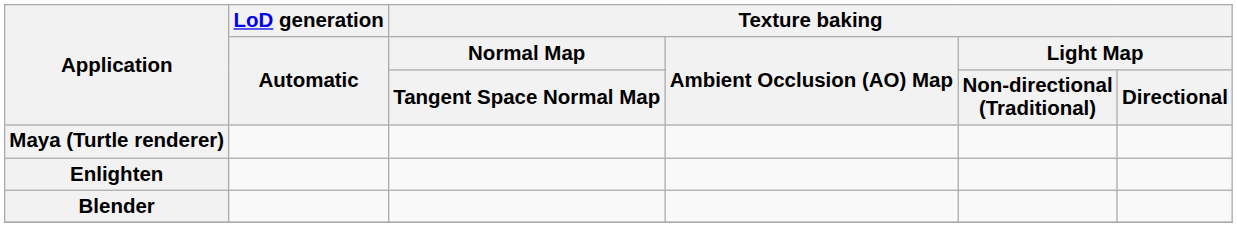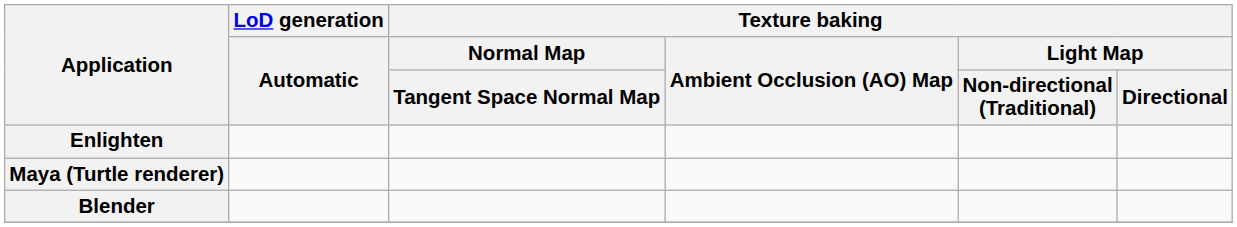rows swapped: (117, 141) <-> (117, 173)
